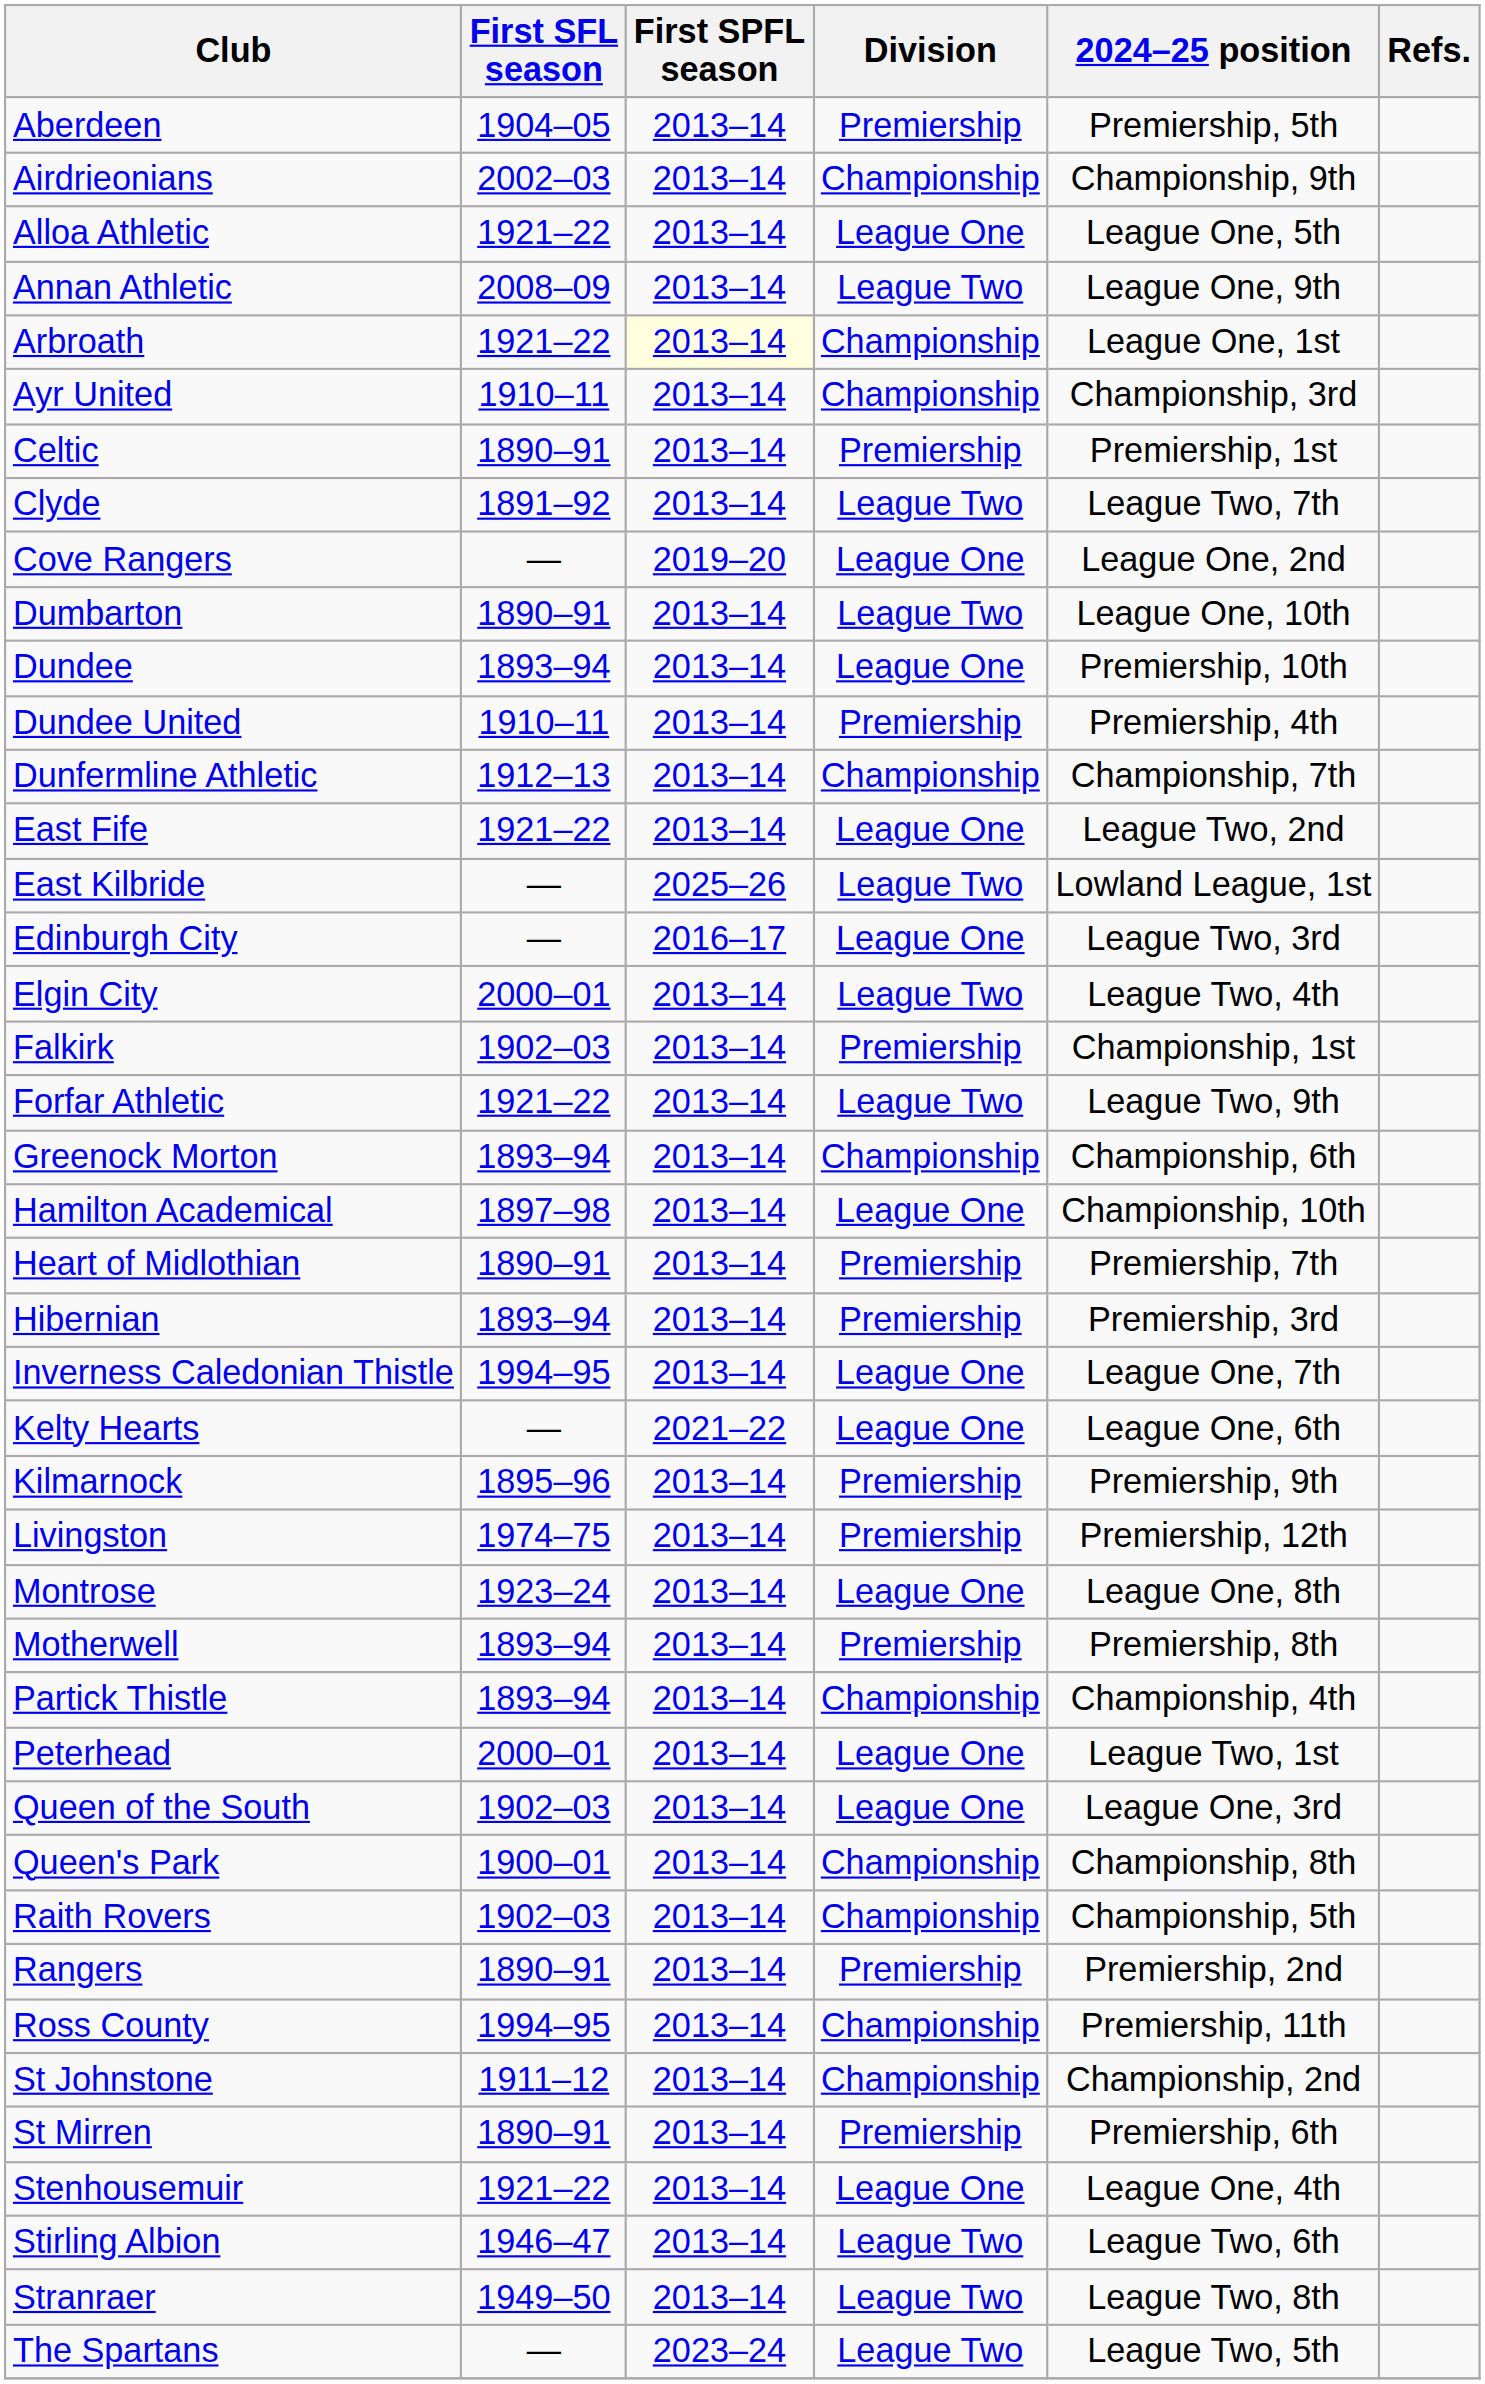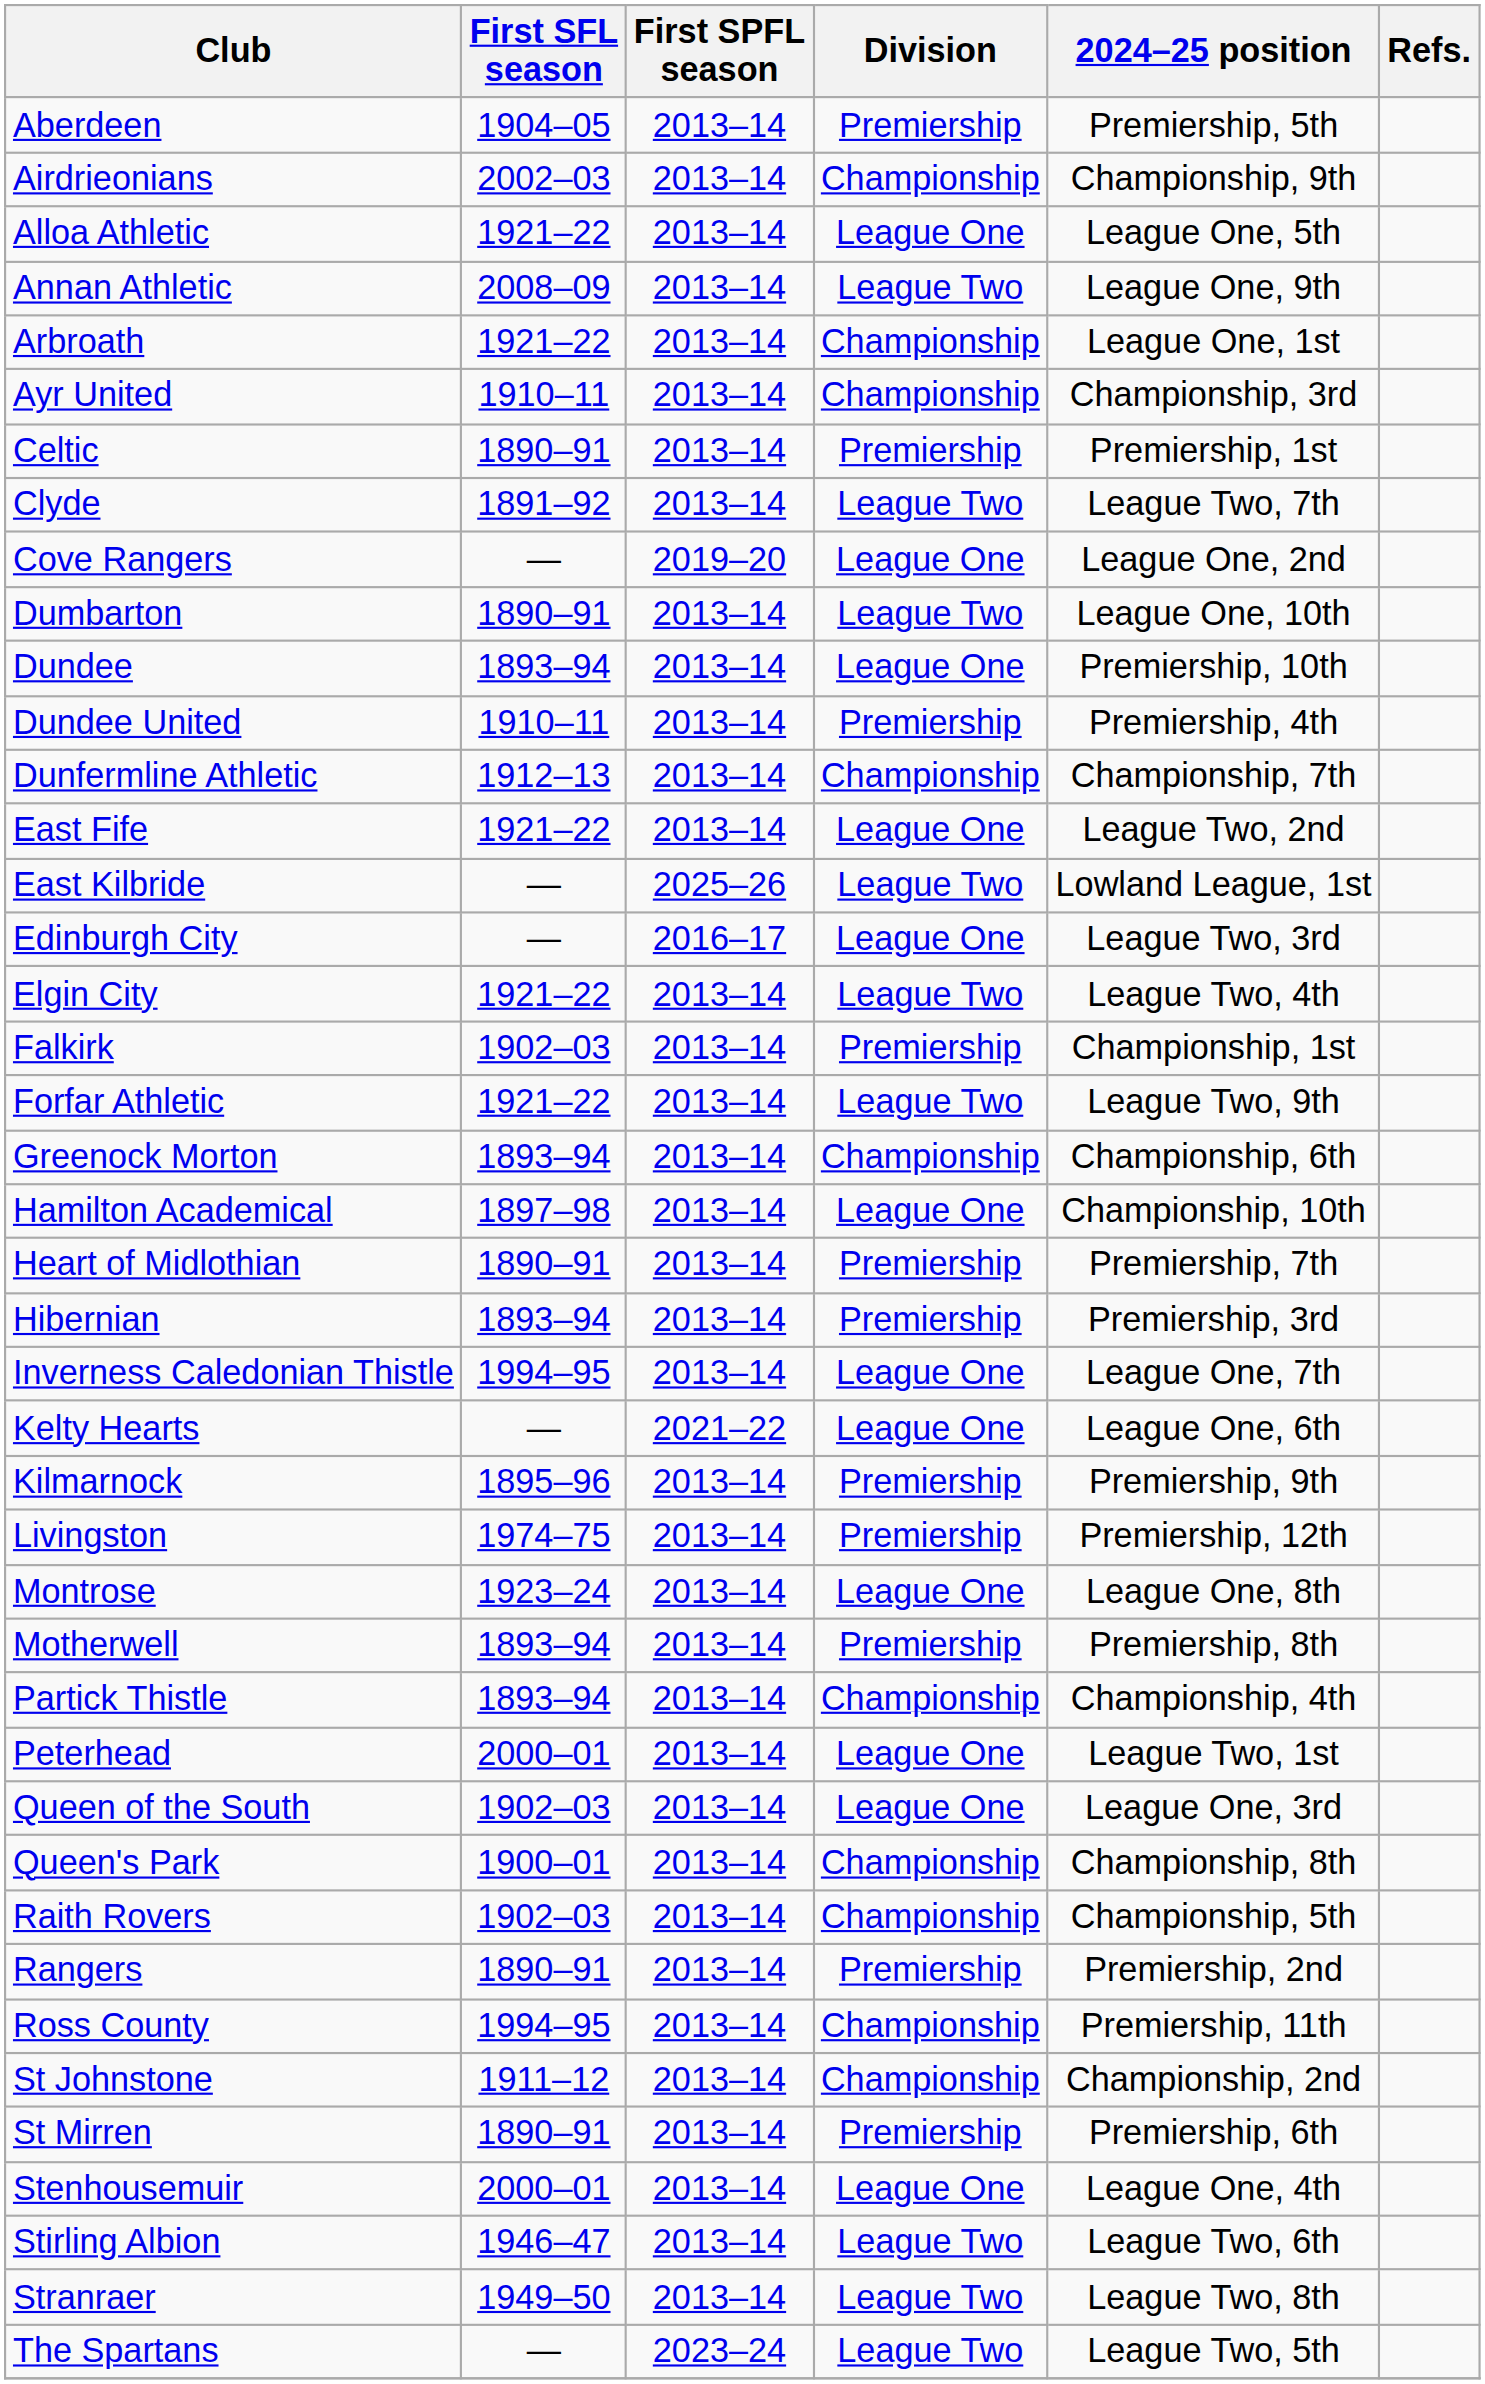(719, 341) lightyellow background -> (719, 341) no background
(544, 993) 2000–01 -> (544, 993) 1921–22
(544, 2187) 1921–22 -> (544, 2187) 2000–01
